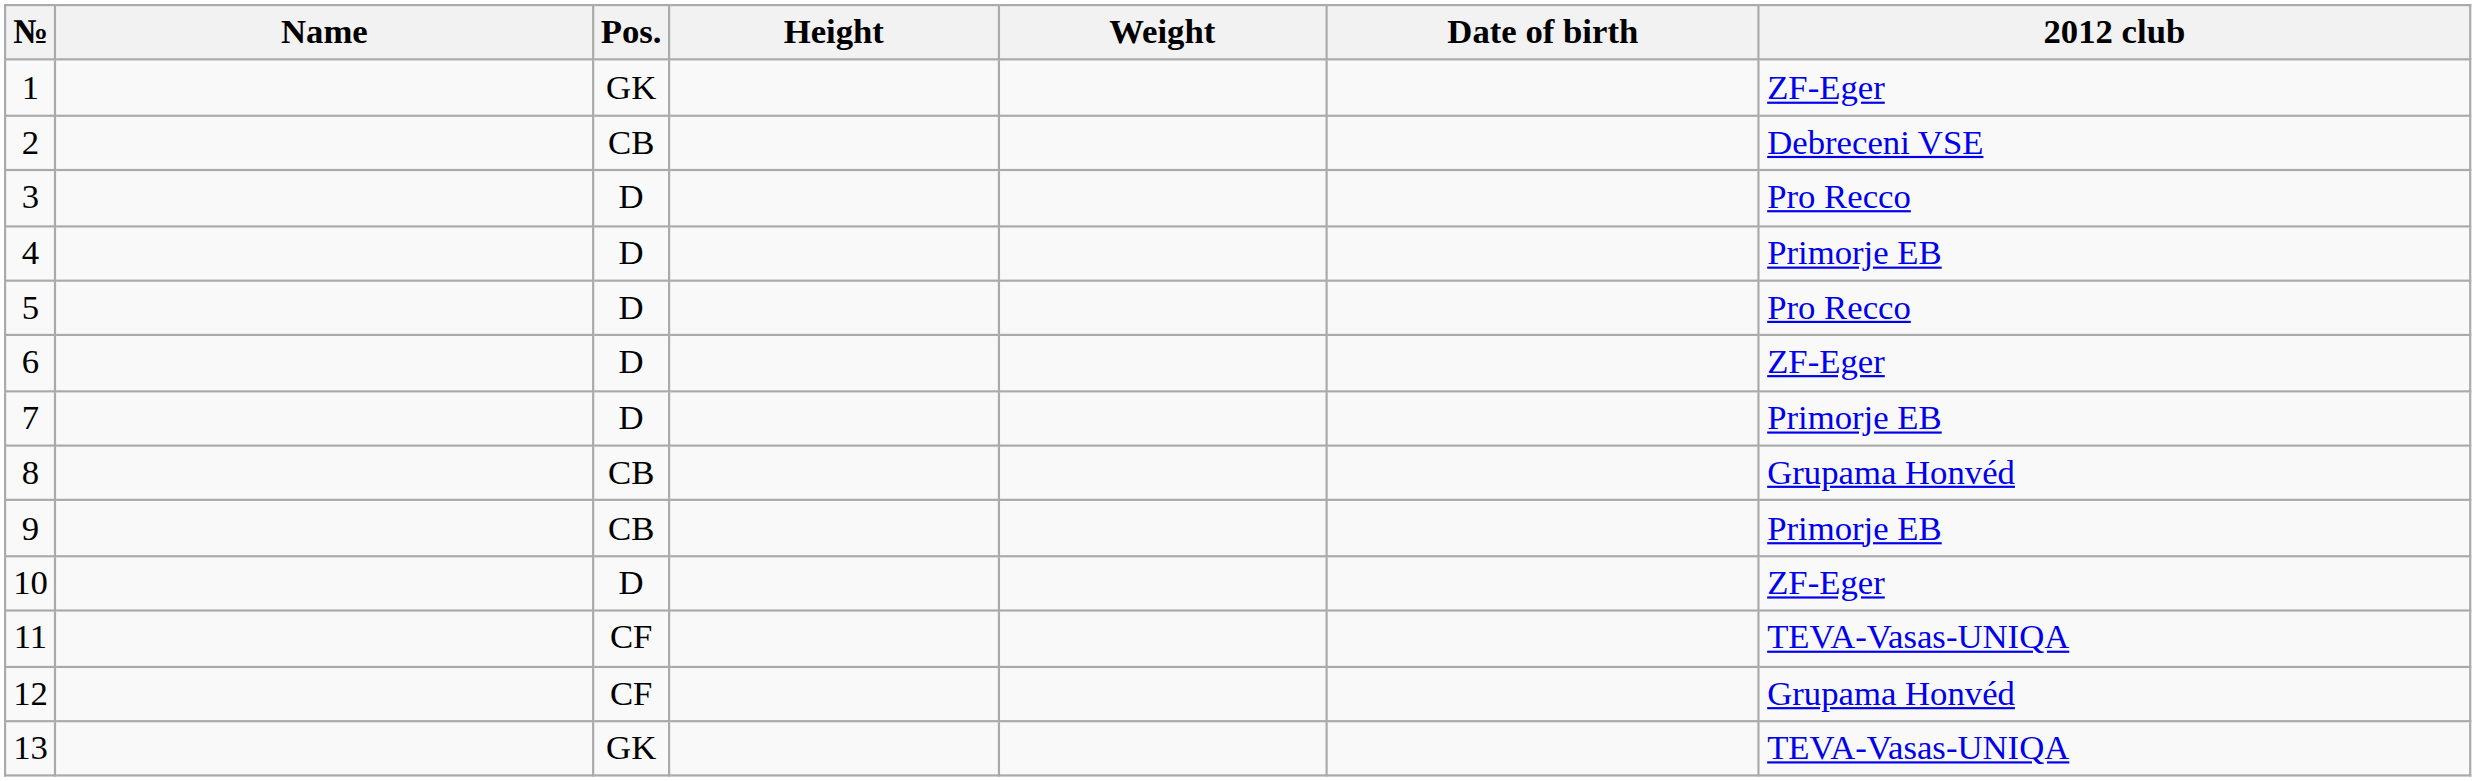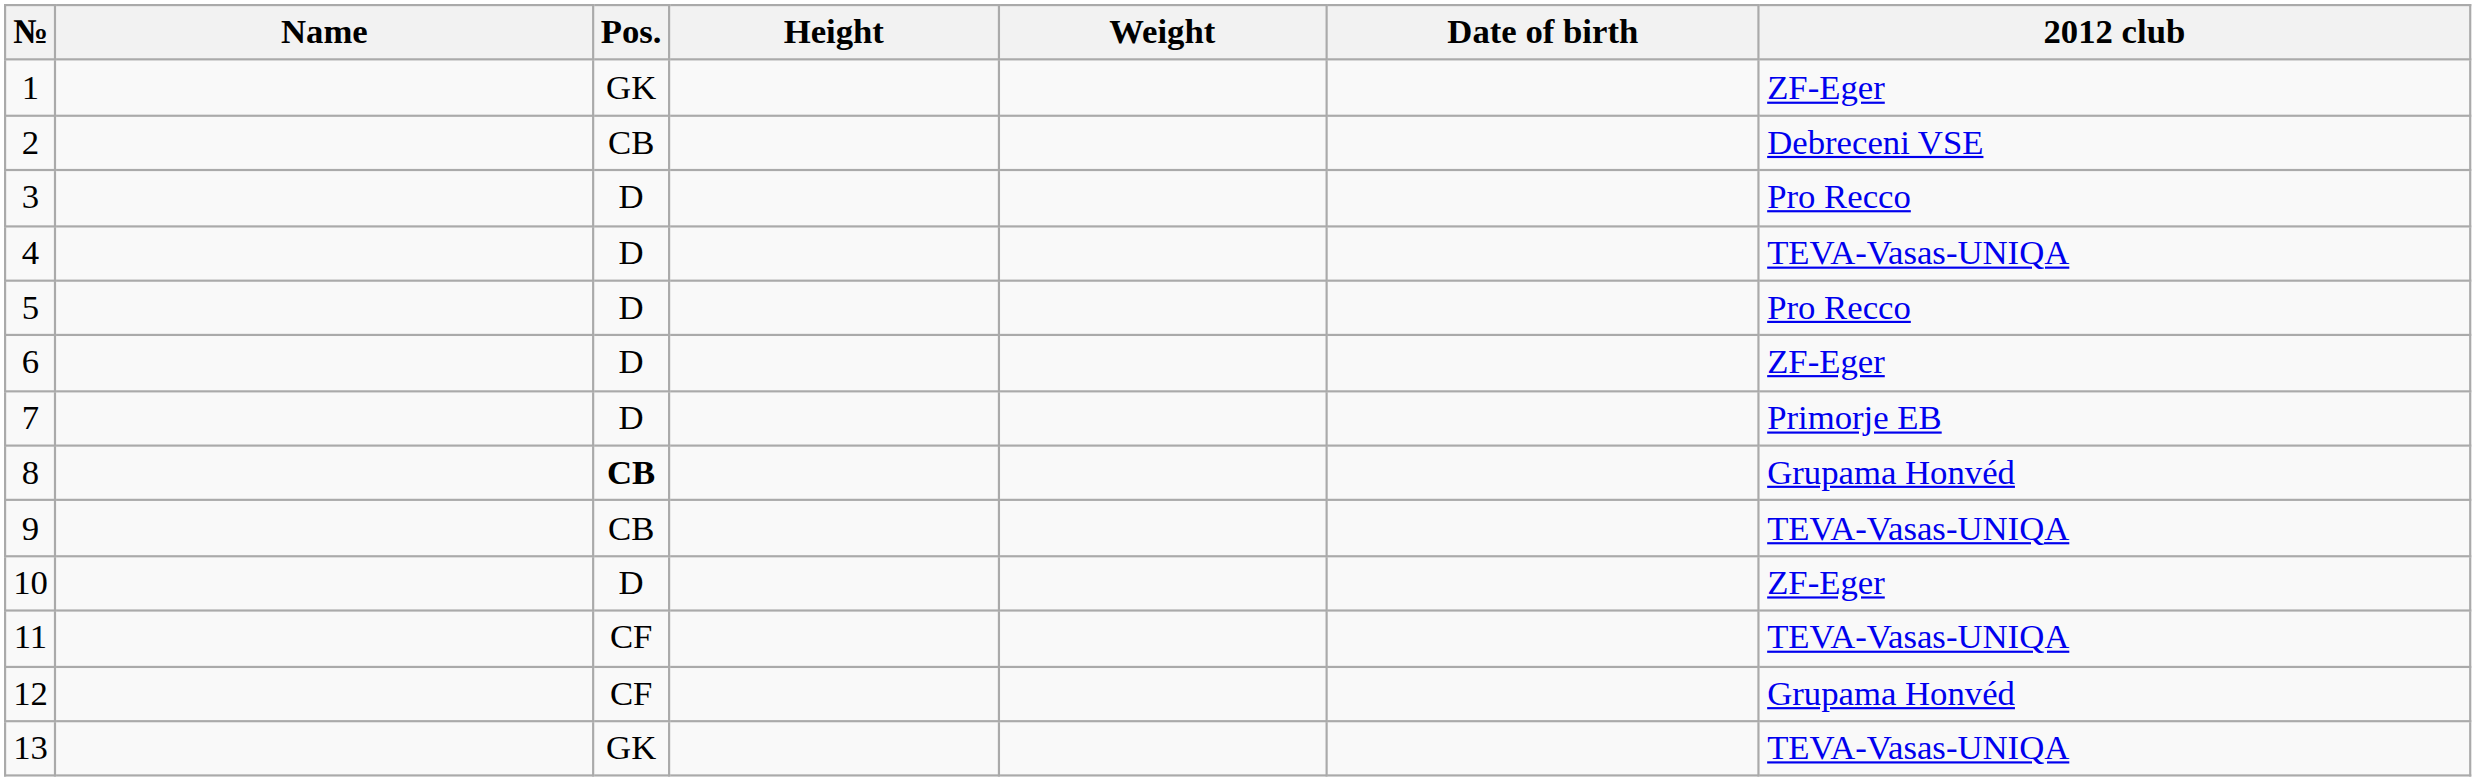(1854, 252) Primorje EB -> (1918, 252) TEVA-Vasas-UNIQA
(631, 472) normal -> (631, 472) bold
(1854, 527) Primorje EB -> (1918, 527) TEVA-Vasas-UNIQA
